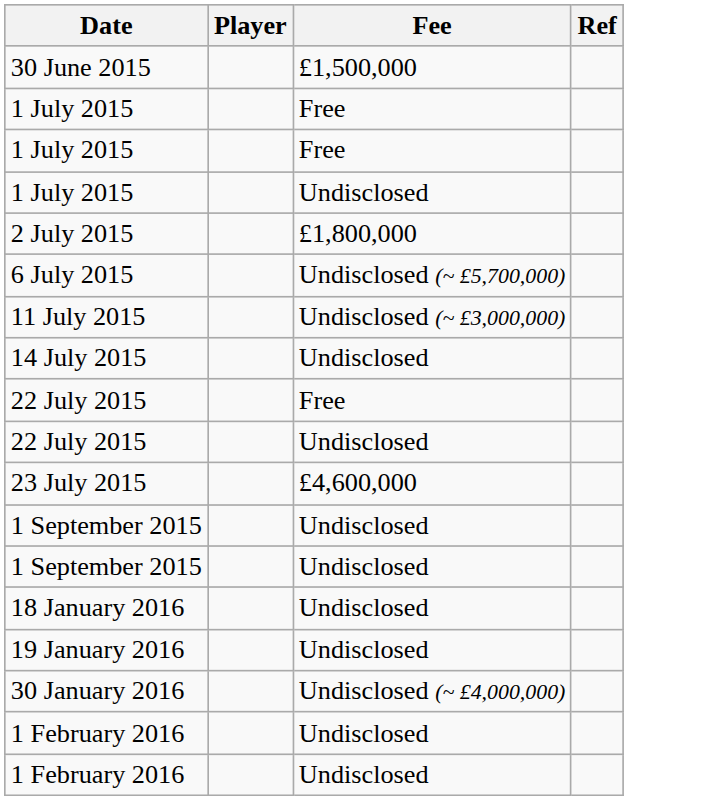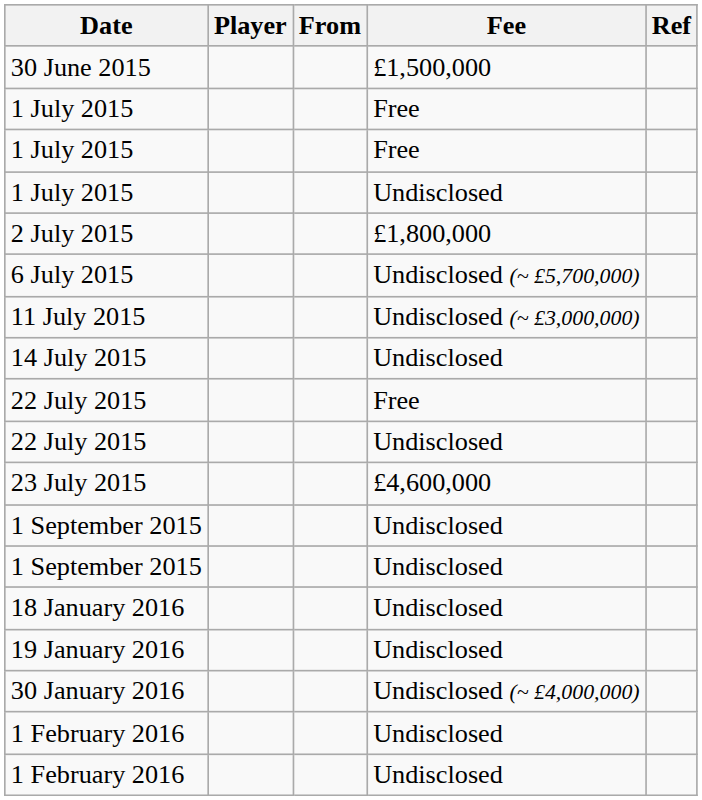+ column: (330, 25)
